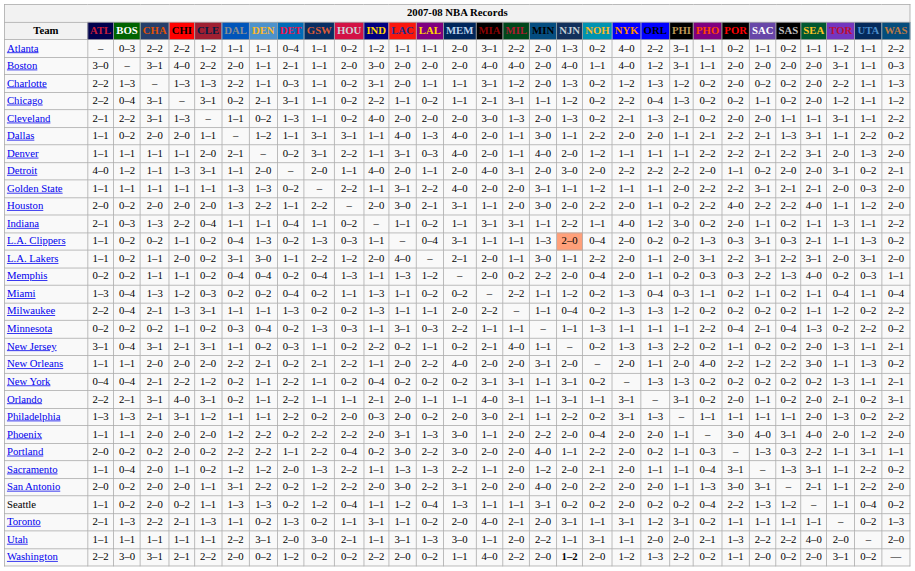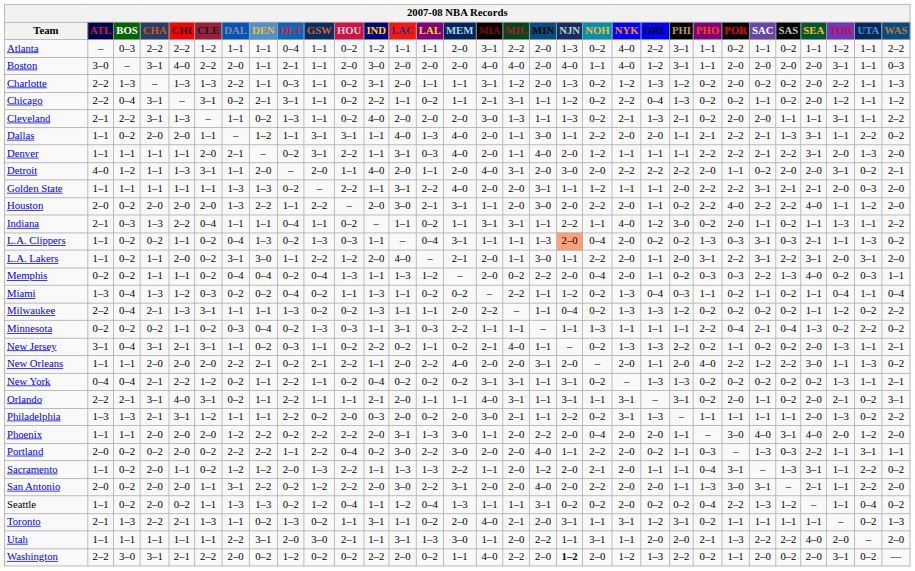(543, 118) 2–0 -> (543, 118) 1–1
(127, 469) 0–4 -> (127, 469) 0–2
